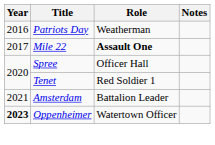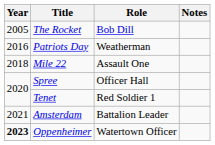+ row: (57, 30)
(18, 47) 2017 -> (18, 64) 2018
(124, 47) bold -> (123, 64) normal
